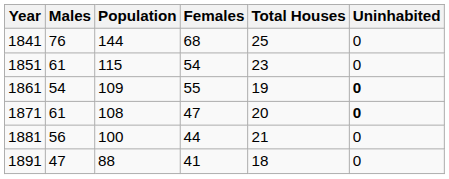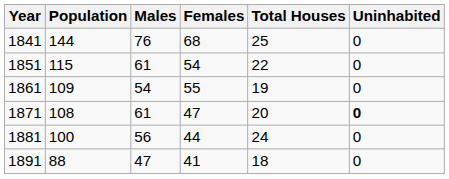columns swapped: (137, 16) <-> (70, 16)
(260, 64) 23 -> (260, 64) 22
(357, 88) bold -> (357, 88) normal
(260, 137) 21 -> (260, 137) 24
